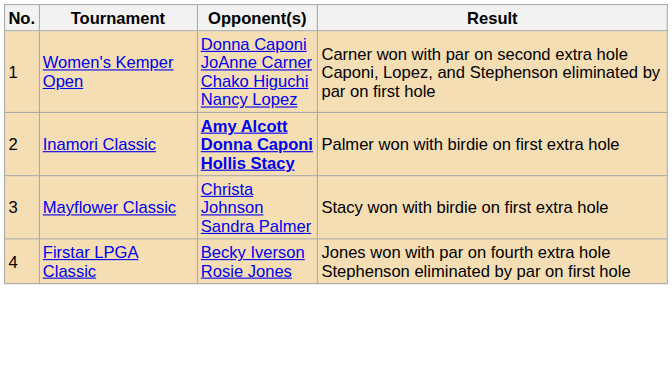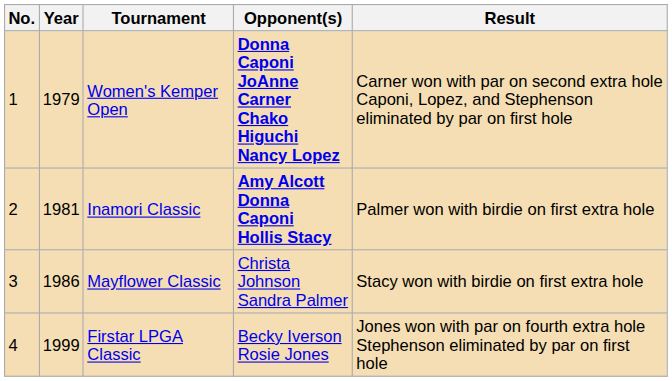+ column: (61, 18)
(256, 72) normal -> (289, 100) bold
